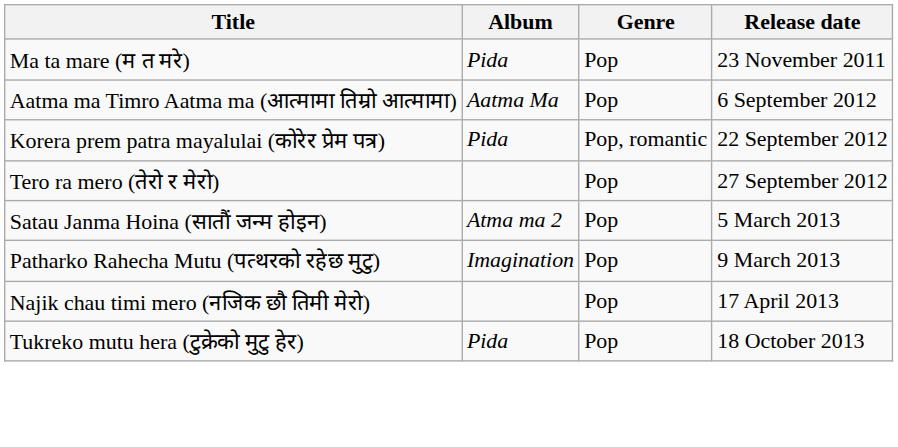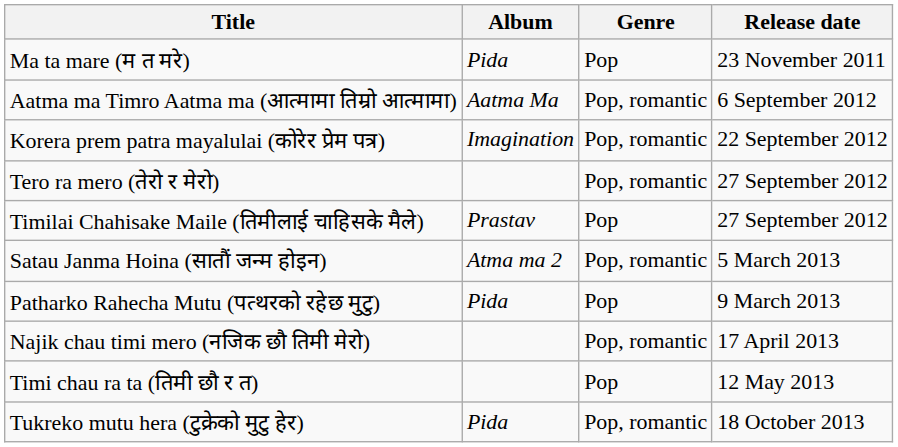(601, 99) Pop -> (646, 99) Pop, romantic
(488, 139) Pida -> (520, 139) Imagination
(601, 180) Pop -> (646, 180) Pop, romantic
+ row: (217, 221)
(601, 220) Pop -> (646, 260) Pop, romantic
(520, 260) Imagination -> (488, 300) Pida
(601, 300) Pop -> (646, 341) Pop, romantic
+ row: (134, 382)
(601, 341) Pop -> (646, 421) Pop, romantic
